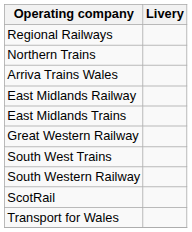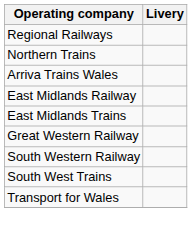rows swapped: (60, 156) <-> (74, 177)
- row: (31, 197)
